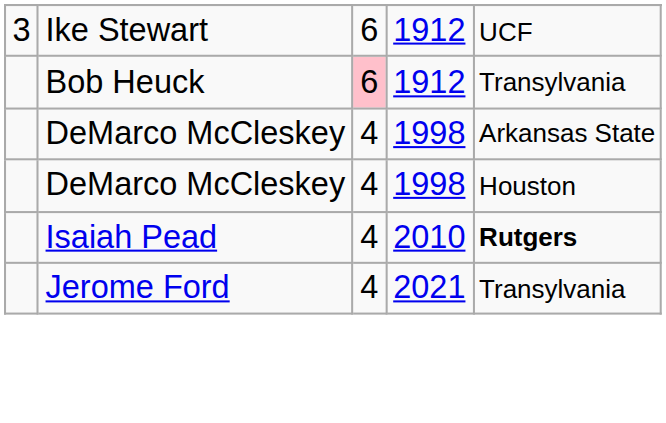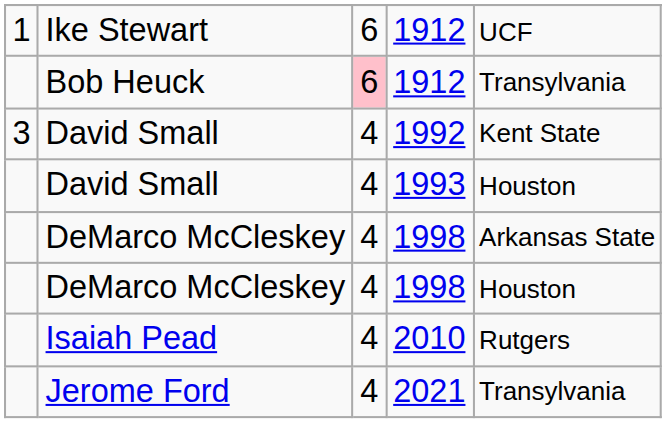(22, 30) 3 -> (22, 30) 1
+ row: (132, 133)
+ row: (132, 184)
(528, 237) bold -> (525, 340) normal
